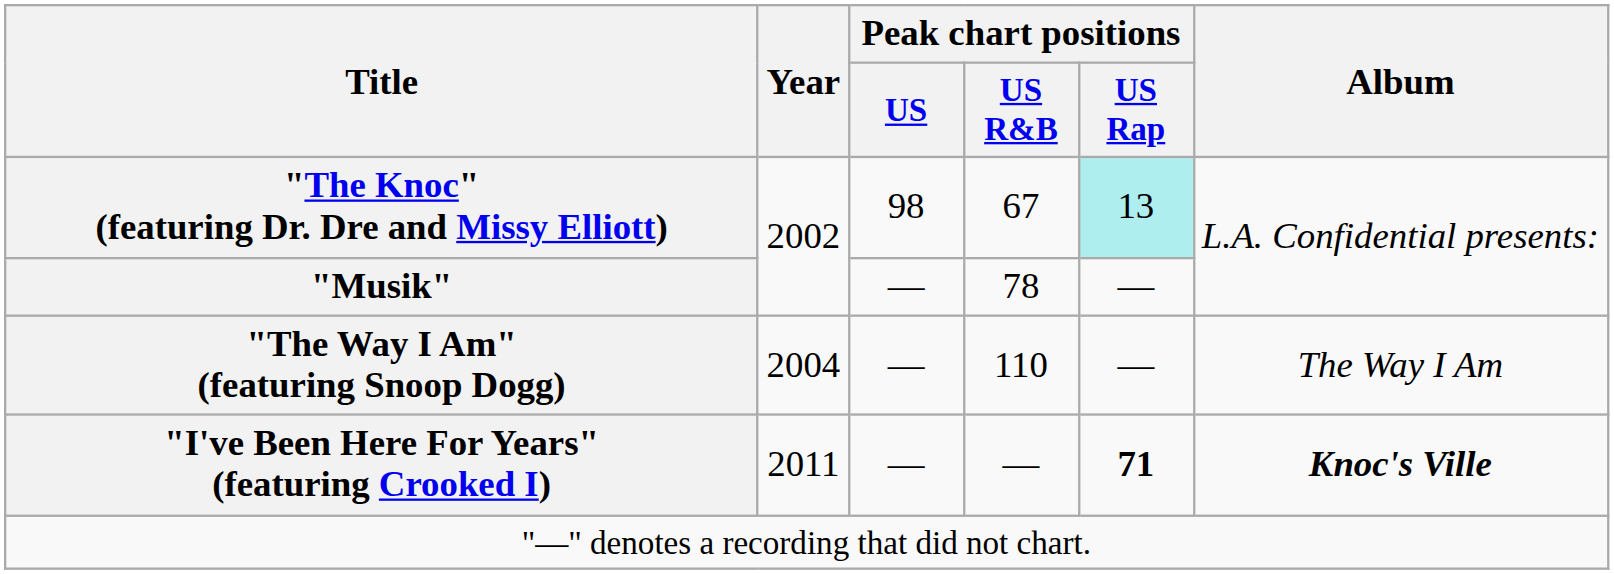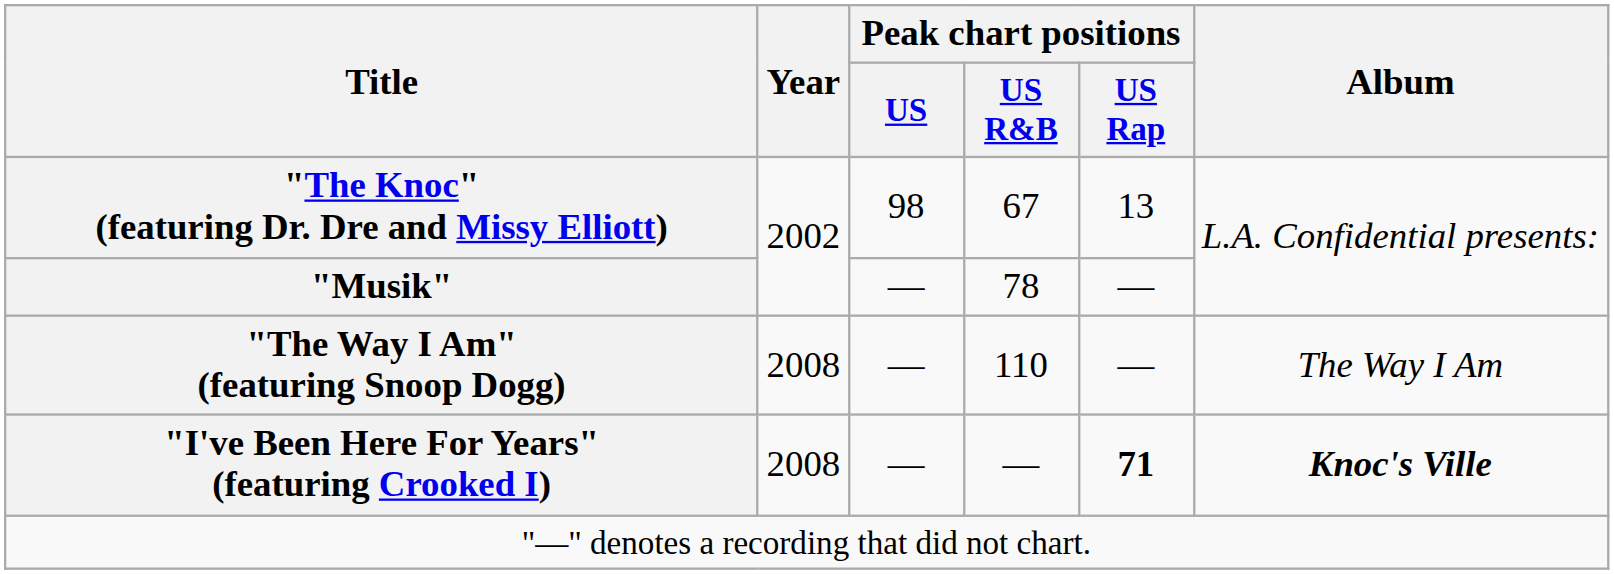(1136, 206) paleturquoise background -> (1136, 206) no background
(803, 364) 2004 -> (803, 364) 2008
(803, 464) 2011 -> (803, 464) 2008
